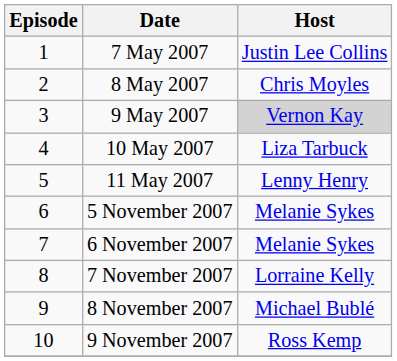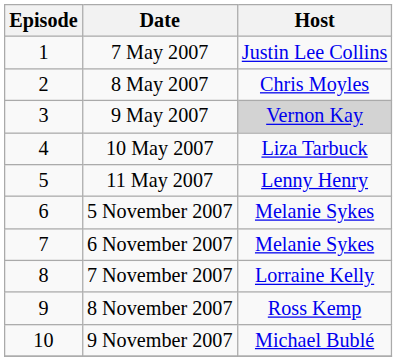(315, 308) Michael Bublé -> (315, 308) Ross Kemp
(315, 340) Ross Kemp -> (315, 340) Michael Bublé
